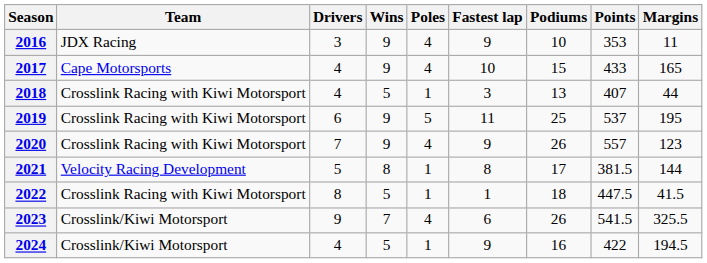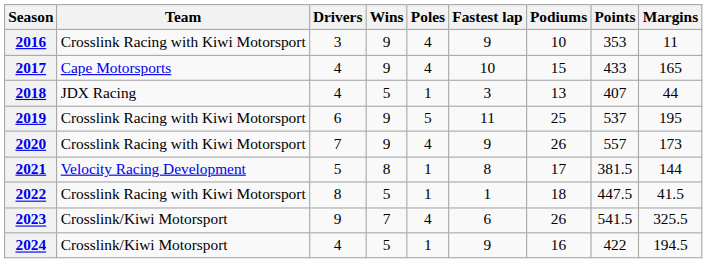(98, 42) JDX Racing -> (183, 42) Crosslink Racing with Kiwi Motorsport
(183, 92) Crosslink Racing with Kiwi Motorsport -> (98, 92) JDX Racing
(670, 143) 123 -> (670, 143) 173
